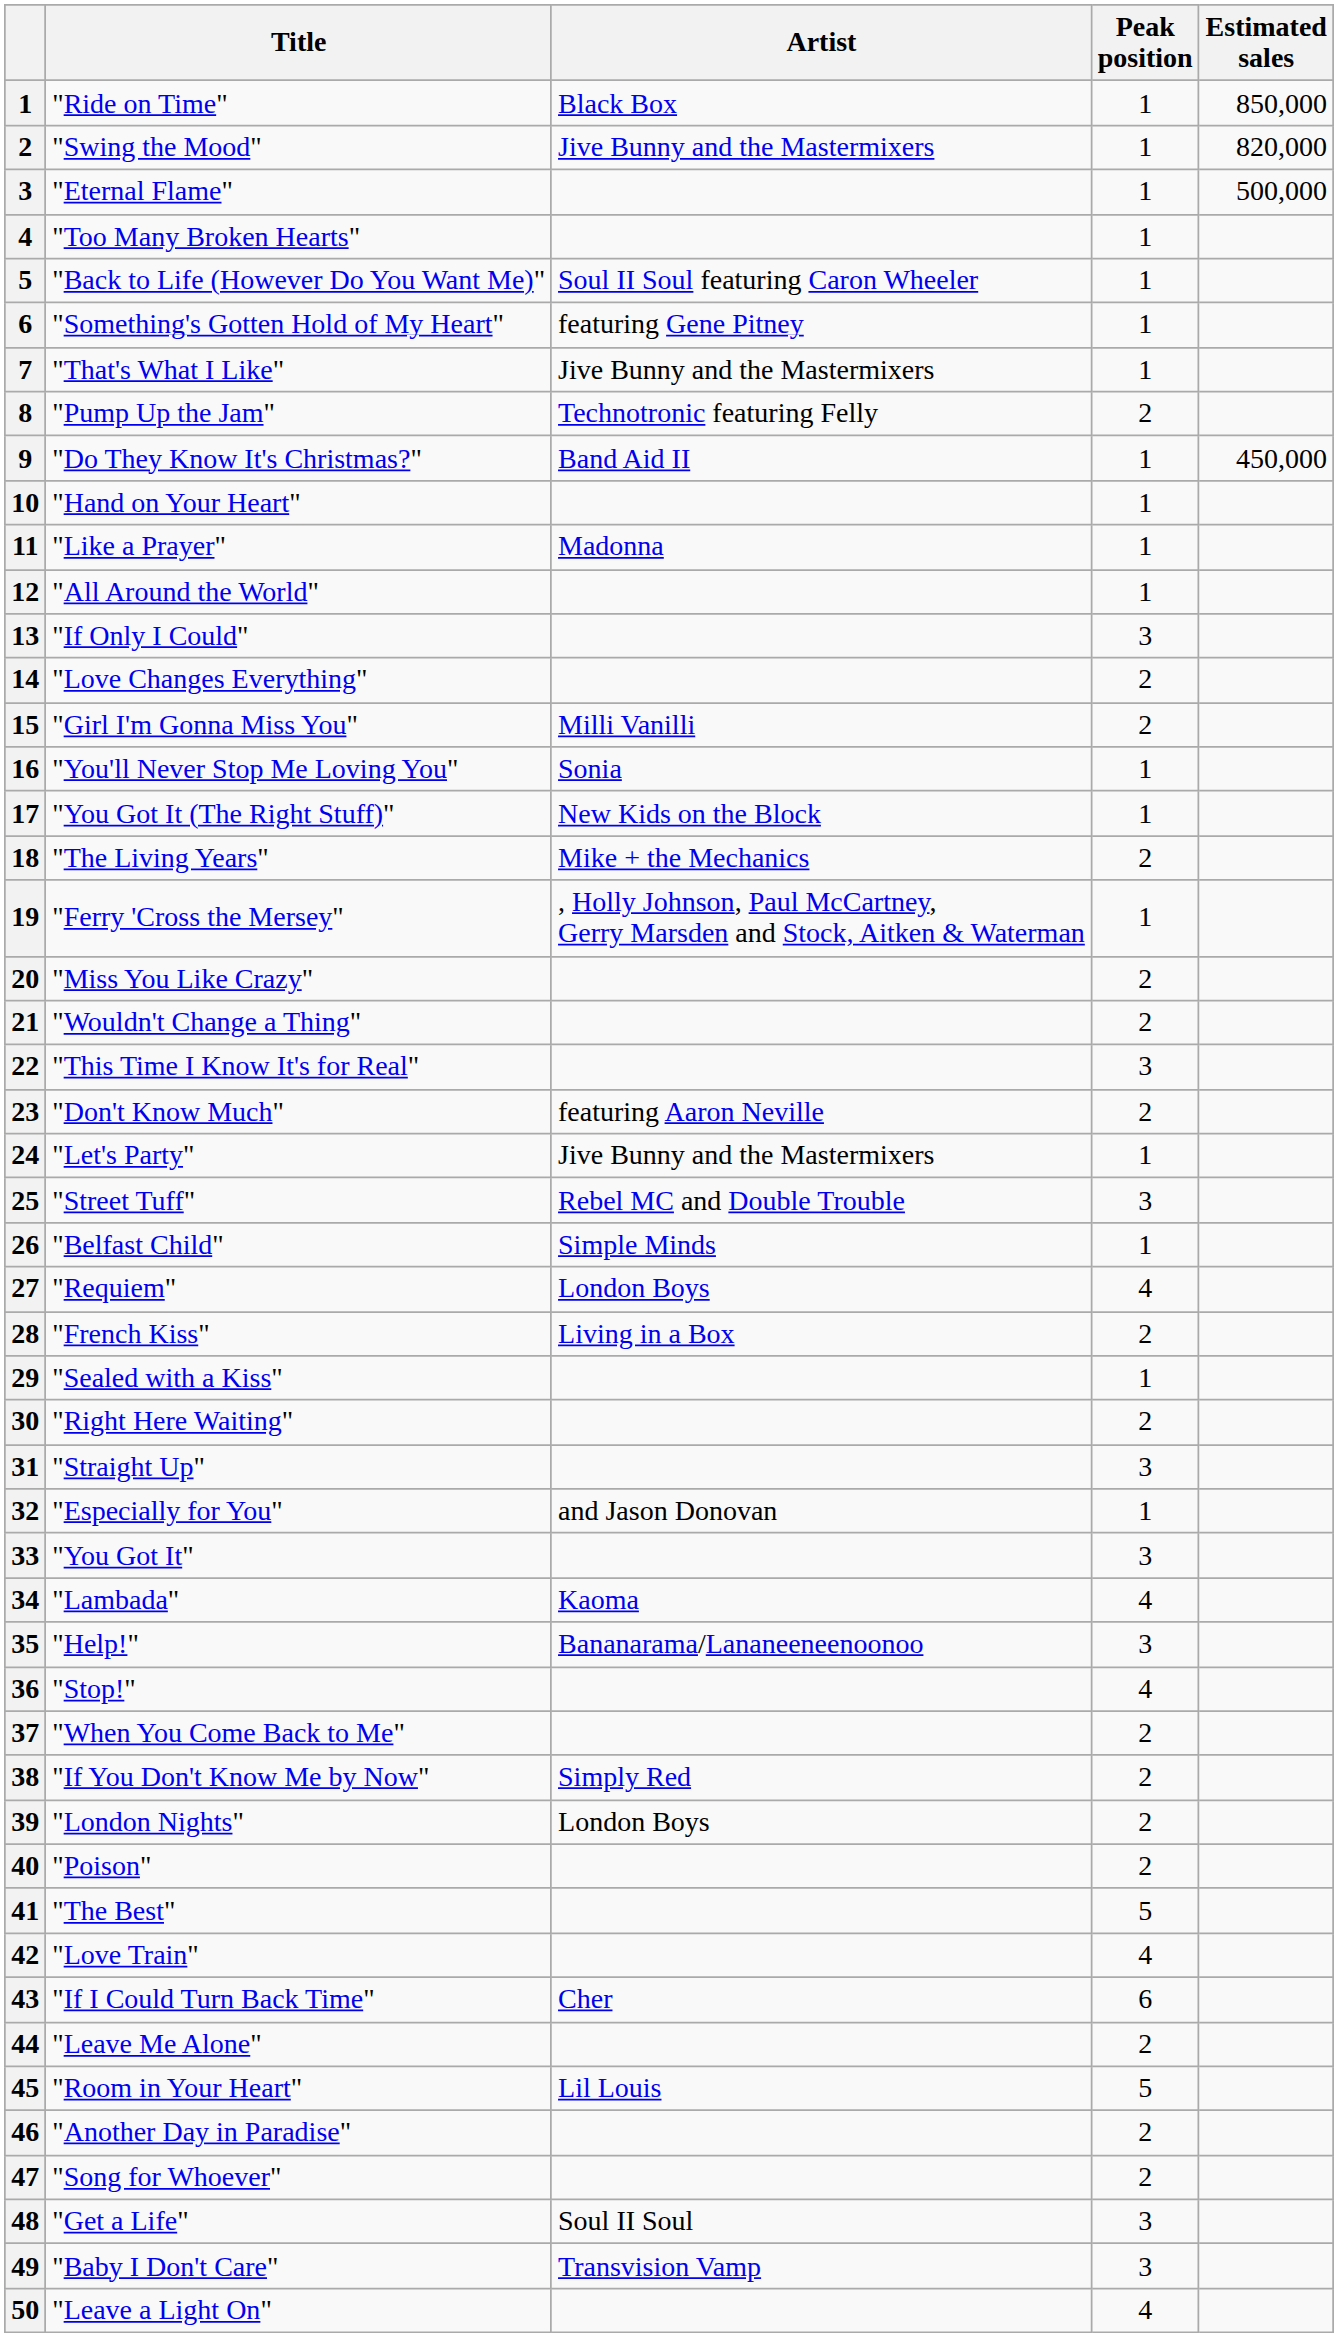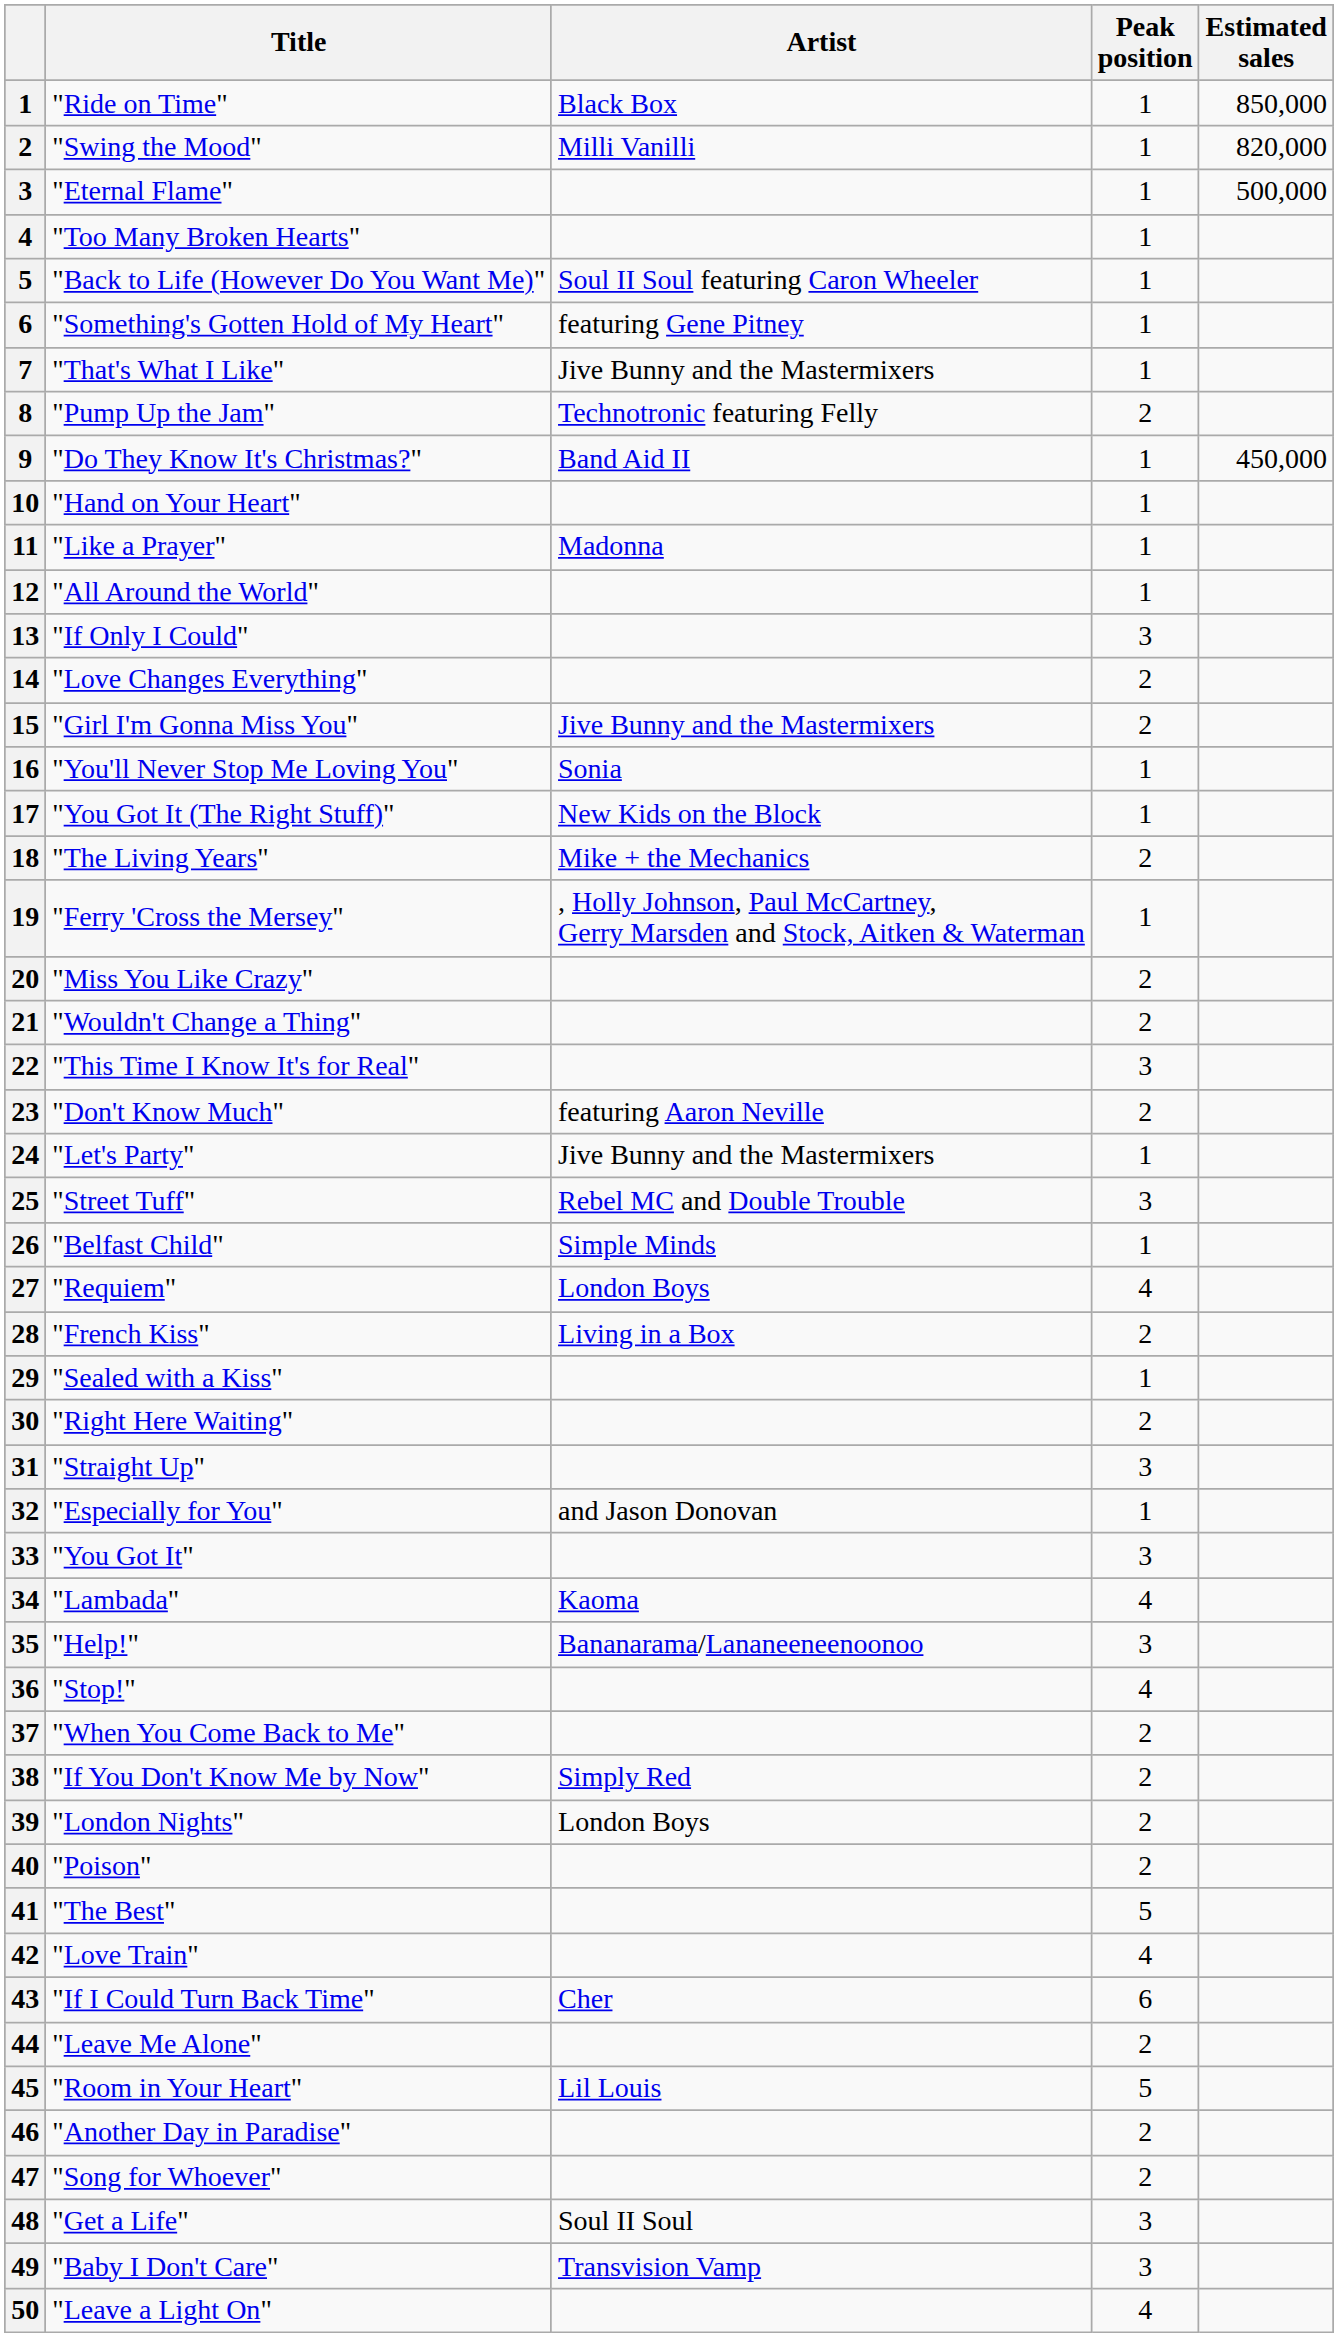(746, 147) Jive Bunny and the Mastermixers -> (627, 147) Milli Vanilli
(627, 724) Milli Vanilli -> (746, 724) Jive Bunny and the Mastermixers
